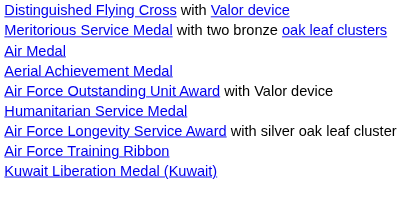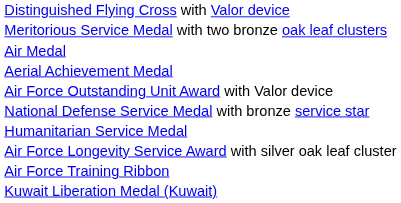+ row: (187, 111)
